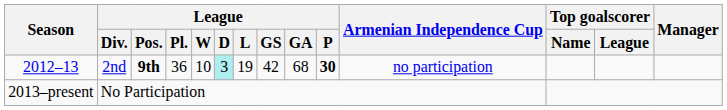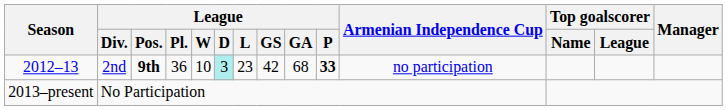(245, 67) 19 -> (245, 67) 23
(328, 67) 30 -> (328, 67) 33
